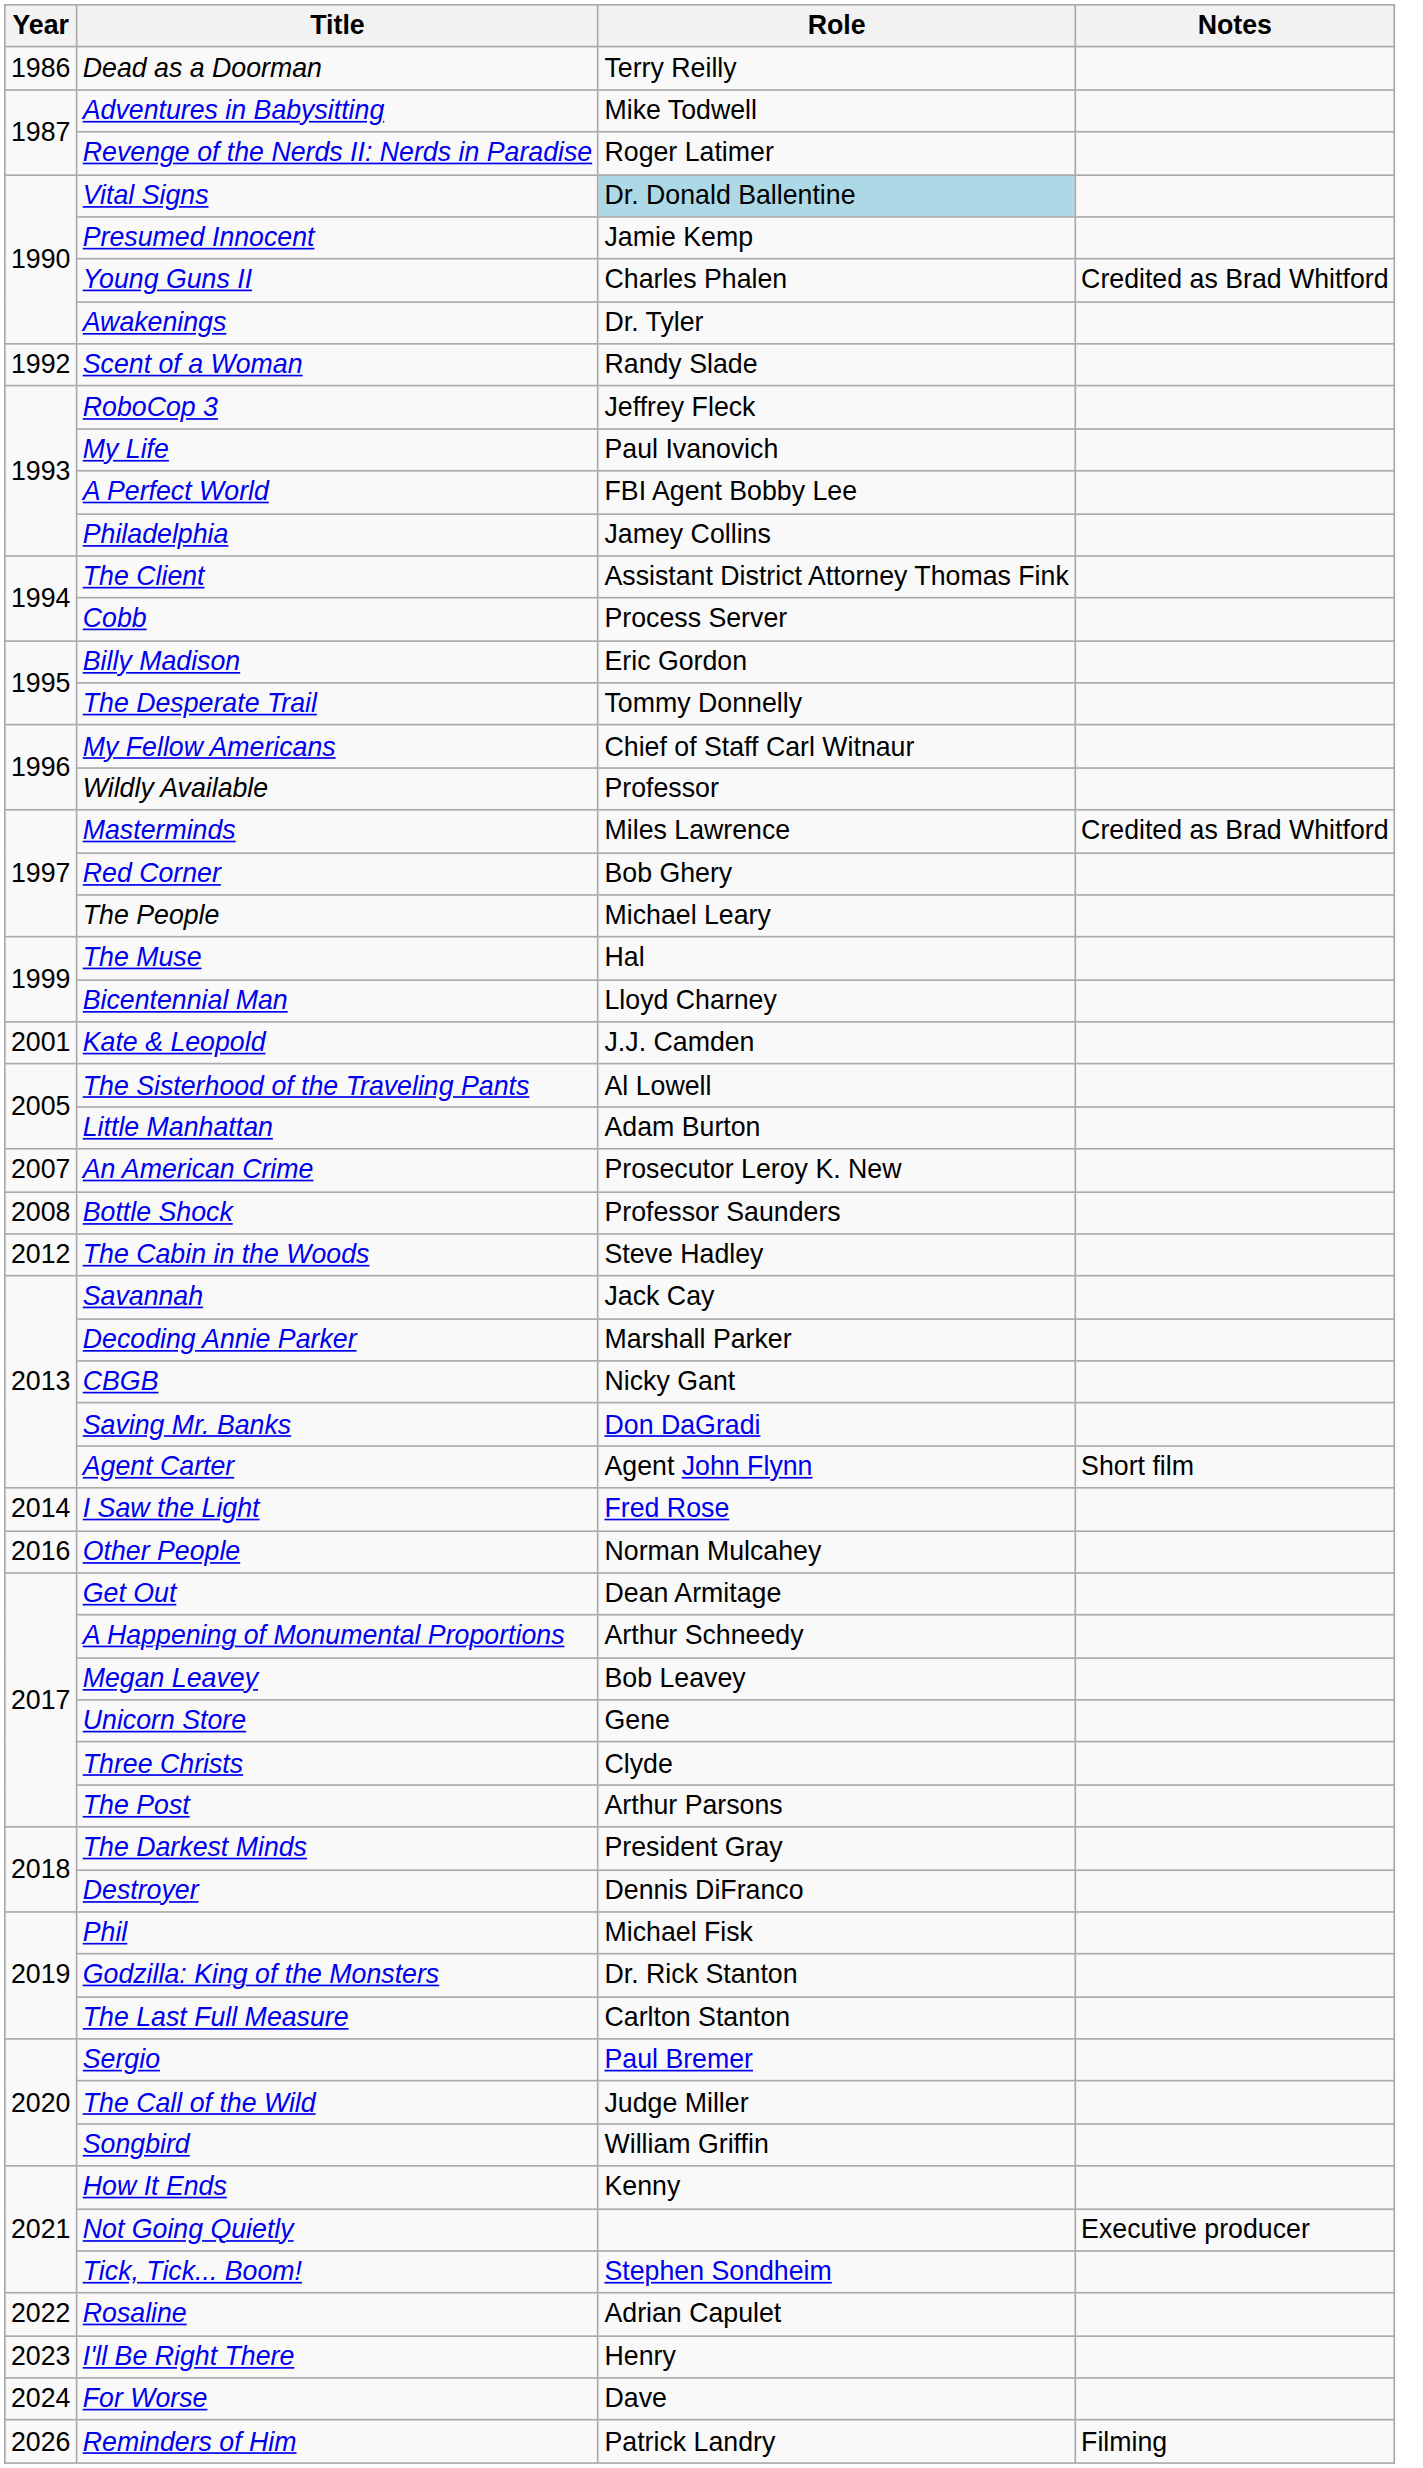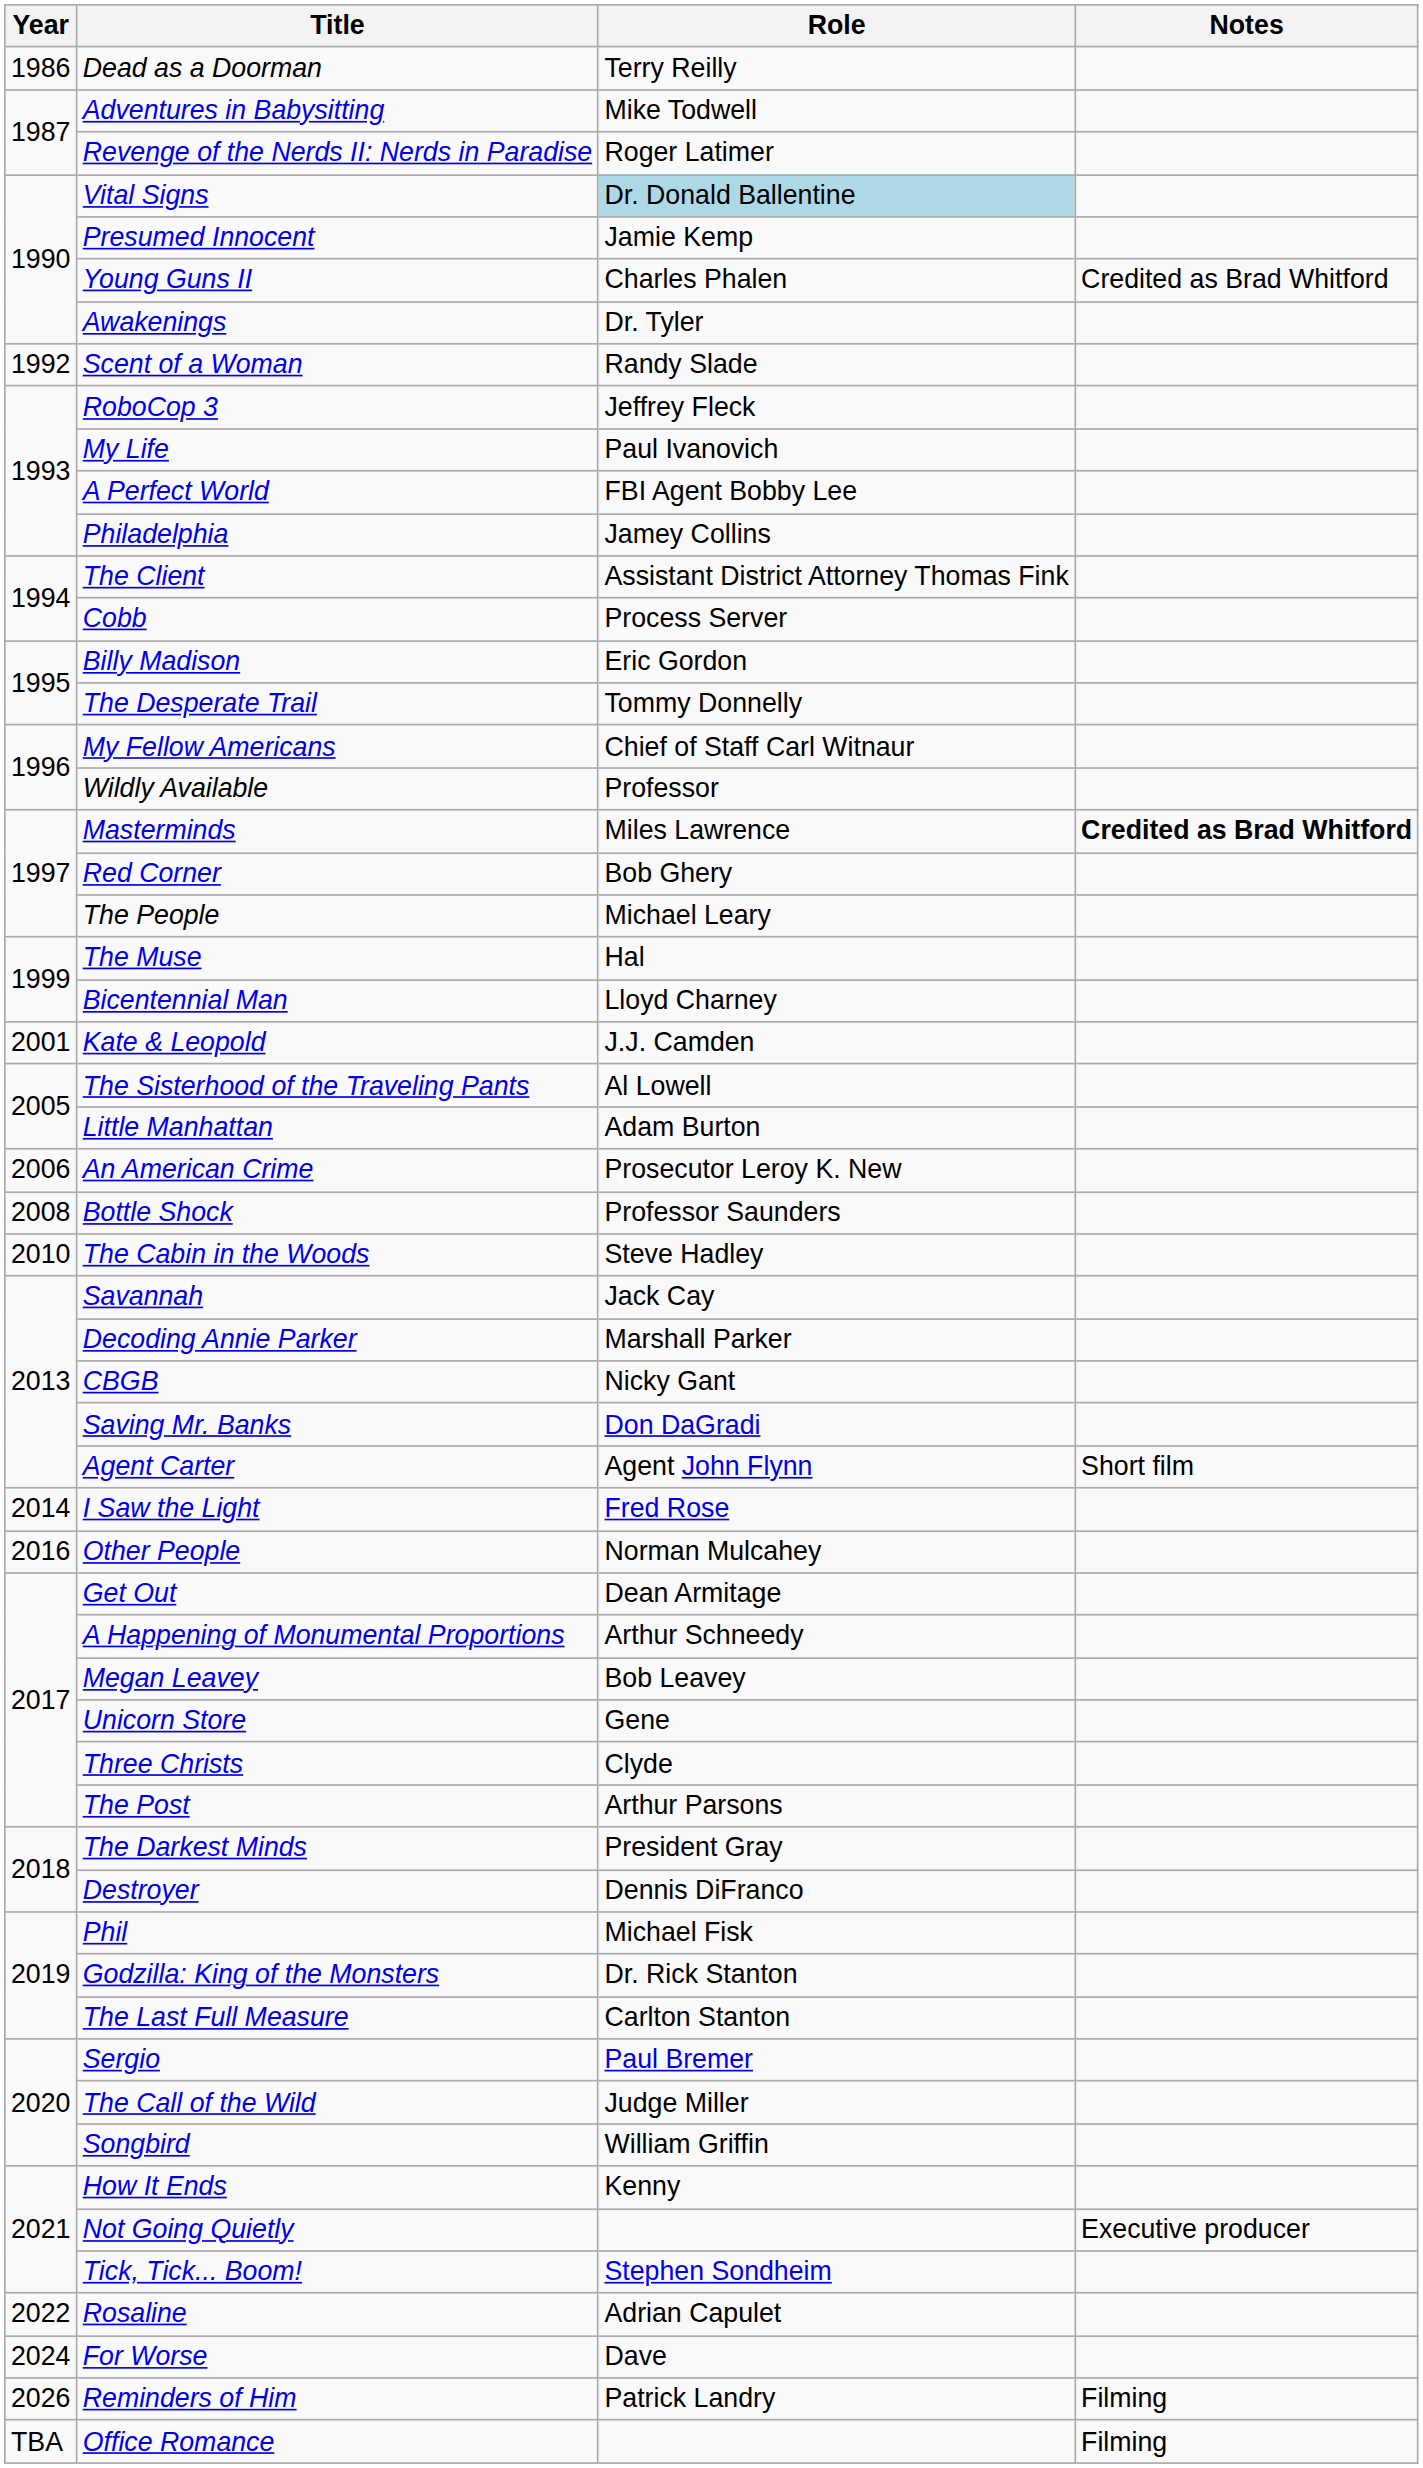(1235, 830) normal -> (1247, 830) bold
(41, 1169) 2007 -> (41, 1169) 2006
(41, 1254) 2012 -> (41, 1254) 2010
- row: (189, 2356)
+ row: (179, 2441)
